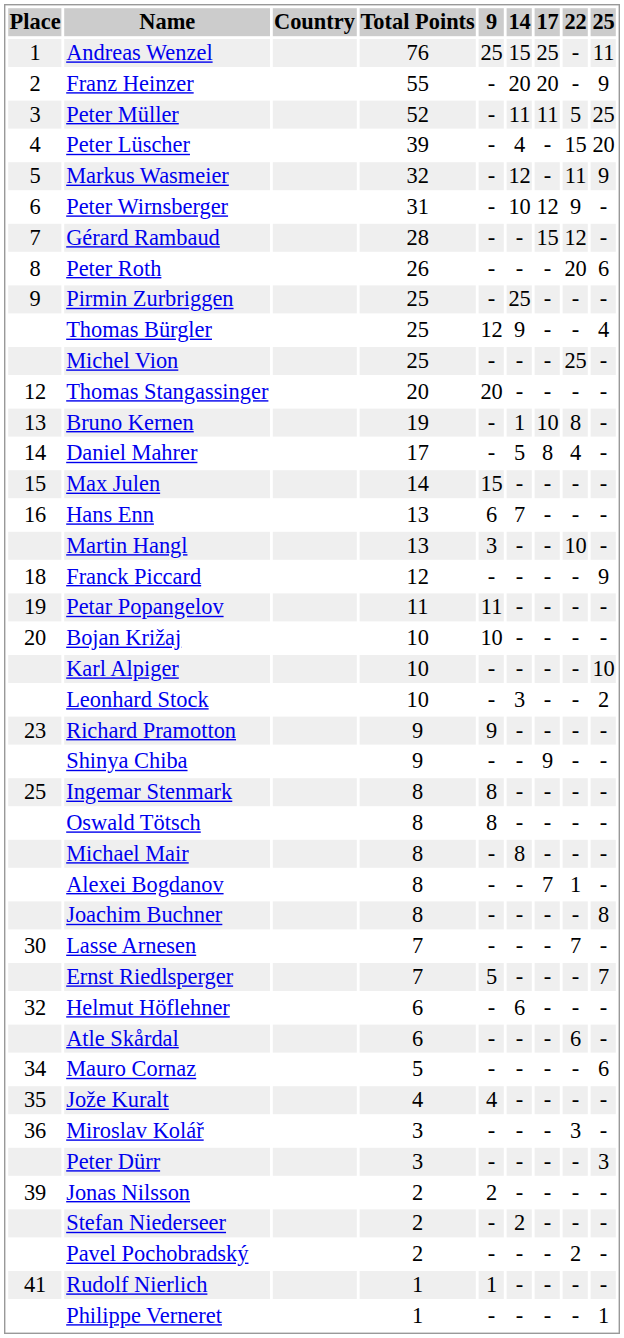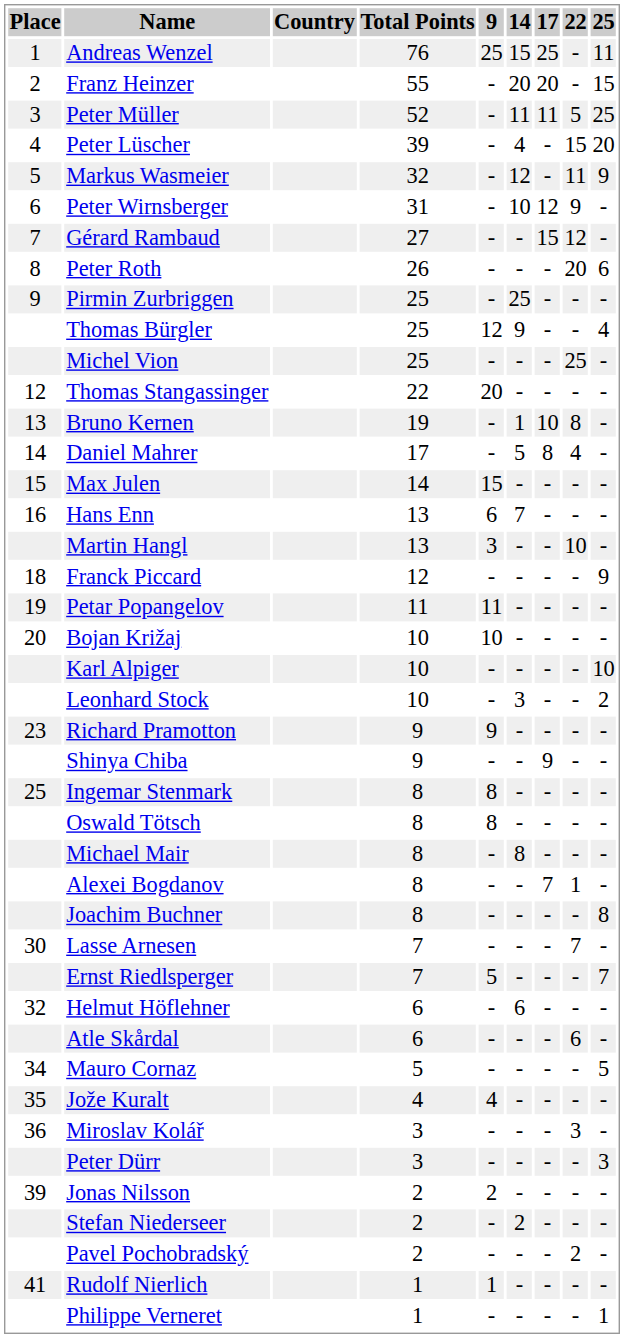(604, 83) 9 -> (604, 83) 15
(418, 237) 28 -> (418, 237) 27
(418, 391) 20 -> (418, 391) 22
(604, 1069) 6 -> (604, 1069) 5
